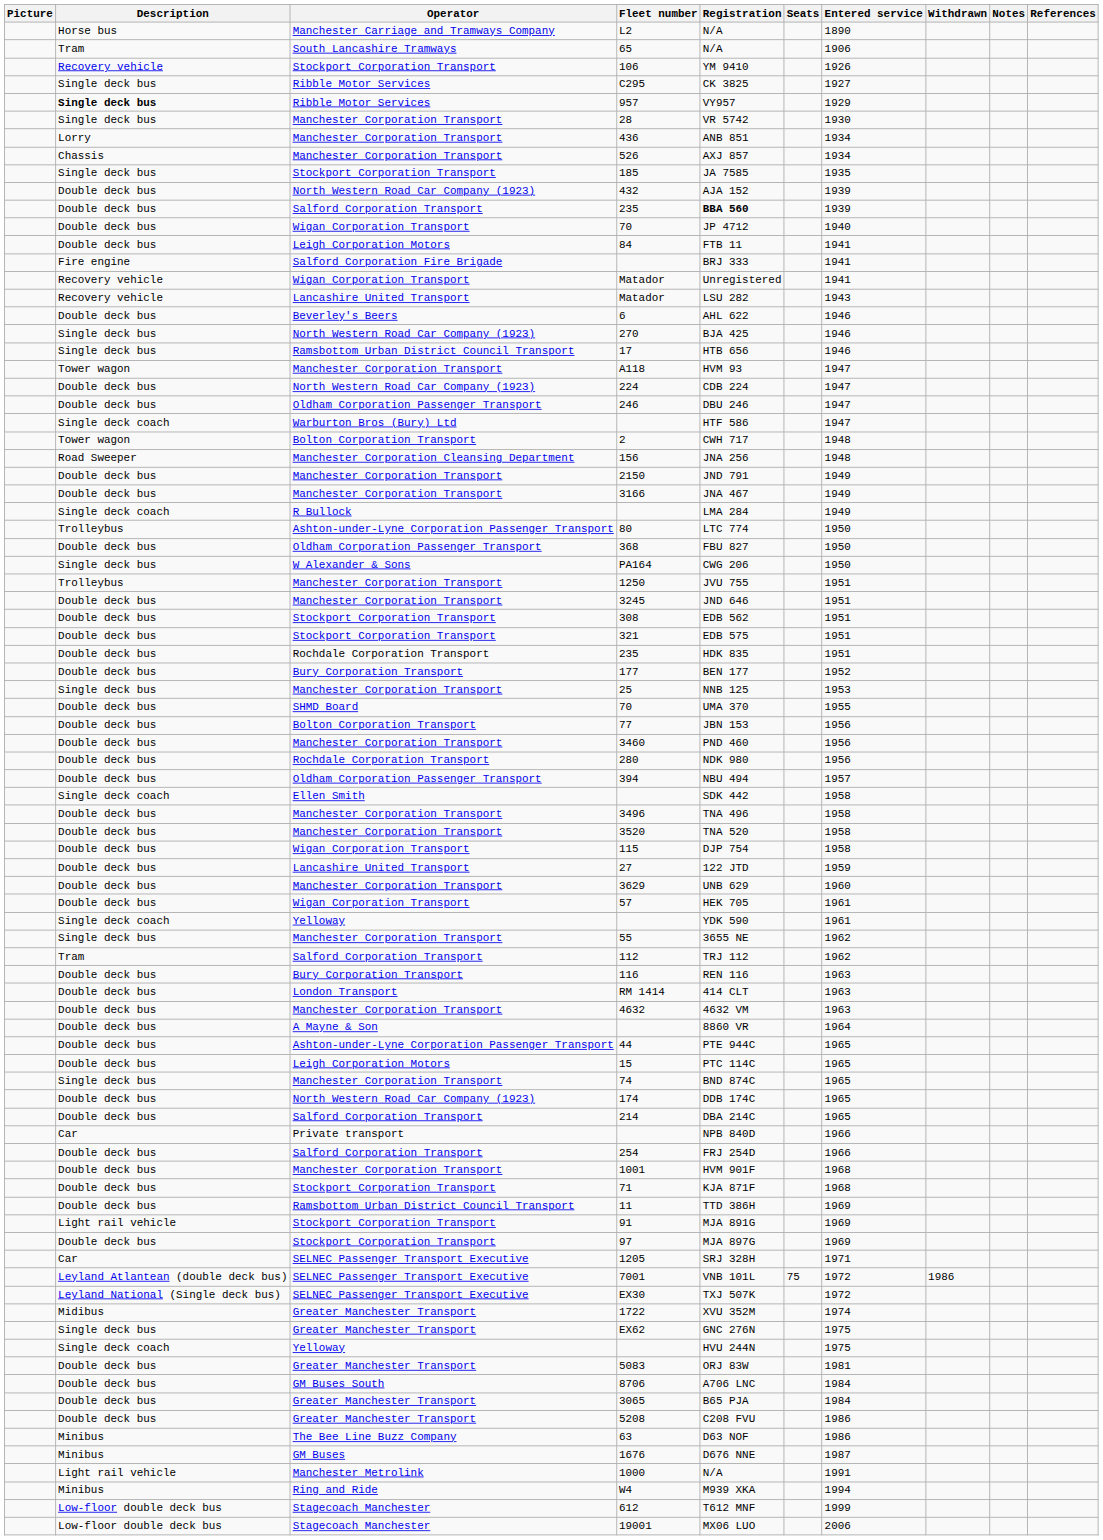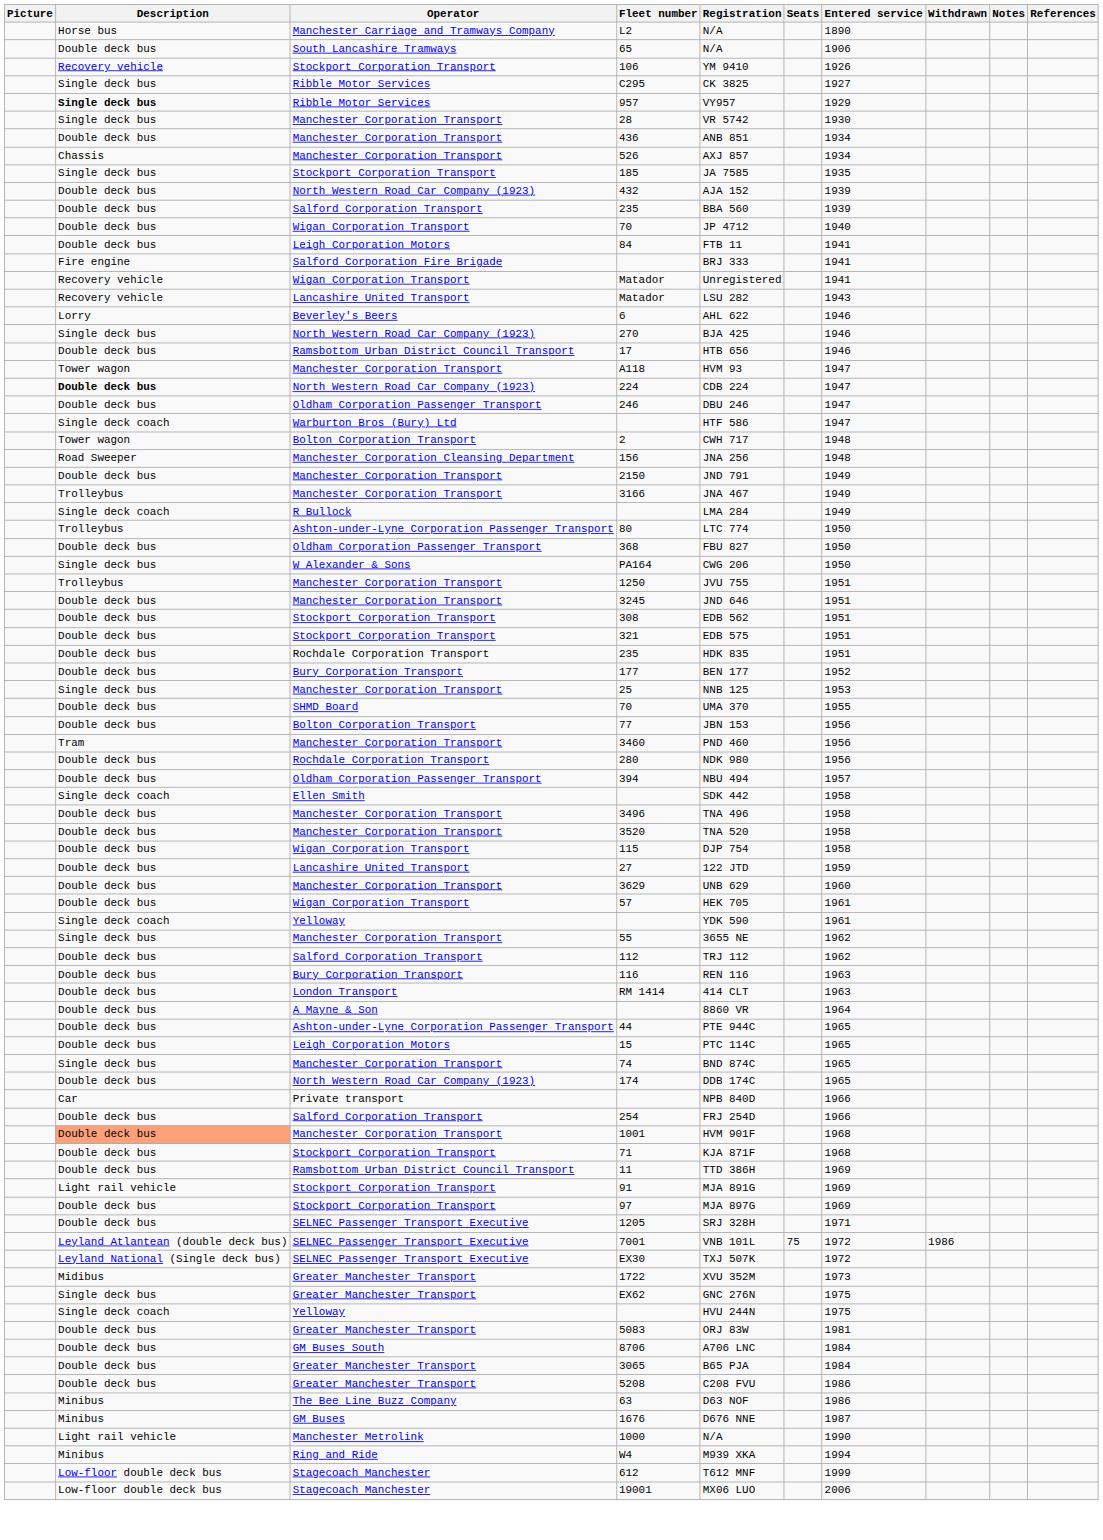(71, 49) Tram -> (107, 49) Double deck bus
(74, 138) Lorry -> (107, 138) Double deck bus
(726, 209) bold -> (726, 209) normal
(107, 316) Double deck bus -> (74, 316) Lorry
(107, 351) Single deck bus -> (107, 351) Double deck bus
(107, 387) normal -> (107, 387) bold
(107, 494) Double deck bus -> (91, 494) Trolleybus
(107, 743) Double deck bus -> (71, 743) Tram
(71, 957) Tram -> (107, 957) Double deck bus
- row: (398, 1010)
- row: (388, 1117)
(107, 1170) no background -> (107, 1135) lightsalmon background
(68, 1259) Car -> (107, 1224) Double deck bus
(838, 1313) 1974 -> (838, 1277) 1973
(838, 1473) 1991 -> (838, 1437) 1990
